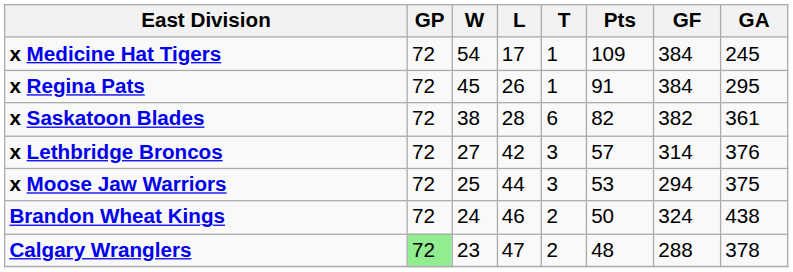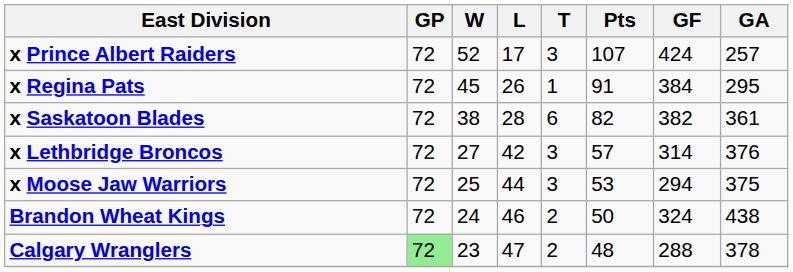- row: (115, 53)
+ row: (123, 53)
